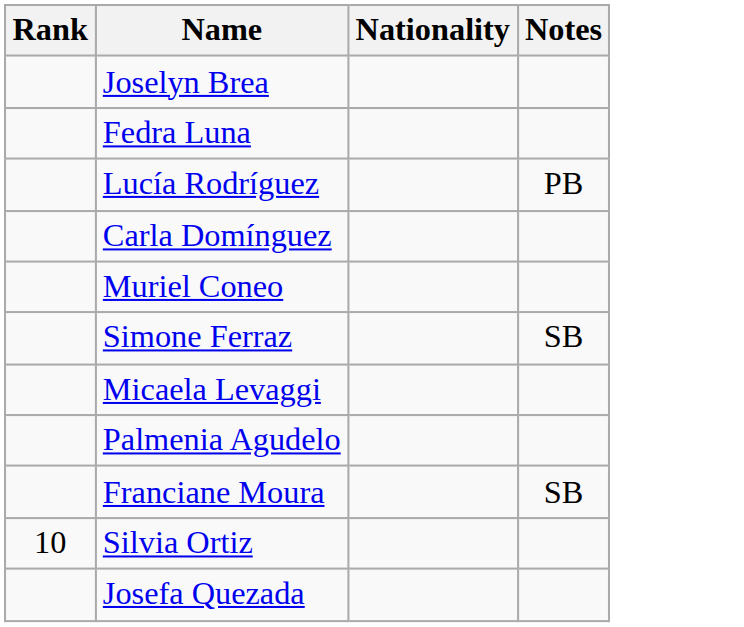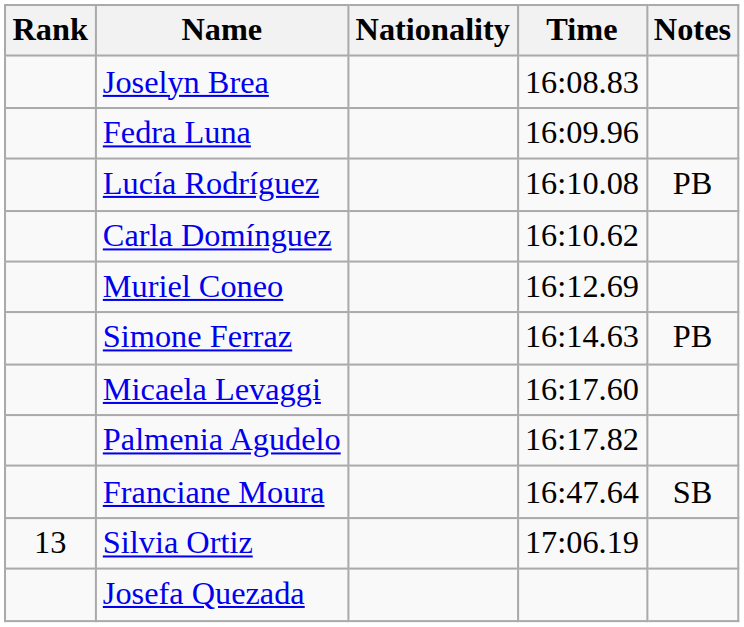+ column: (582, 30)
(564, 337) SB -> (692, 337) PB
(50, 542) 10 -> (50, 542) 13
